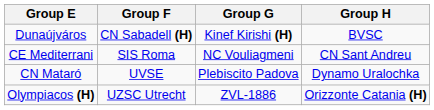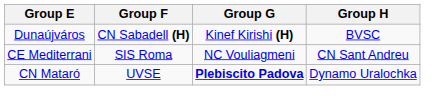(248, 74) normal -> (249, 74) bold
- row: (51, 94)
